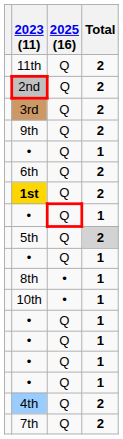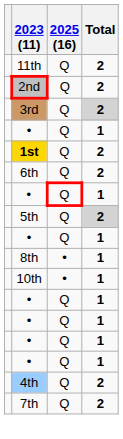(100, 110) no background -> (100, 110) lightgrey background
- row: (29, 131)
rows swapped: (29, 172) <-> (29, 193)
